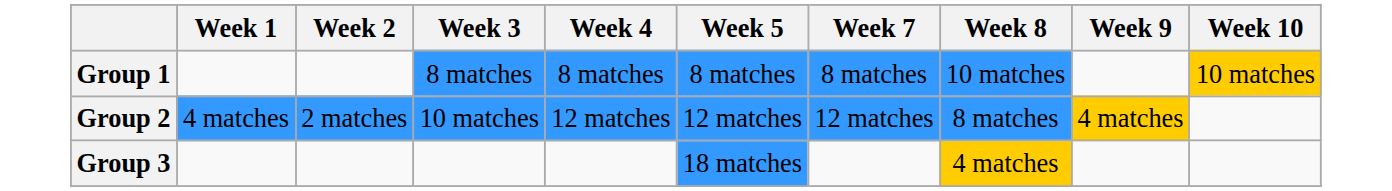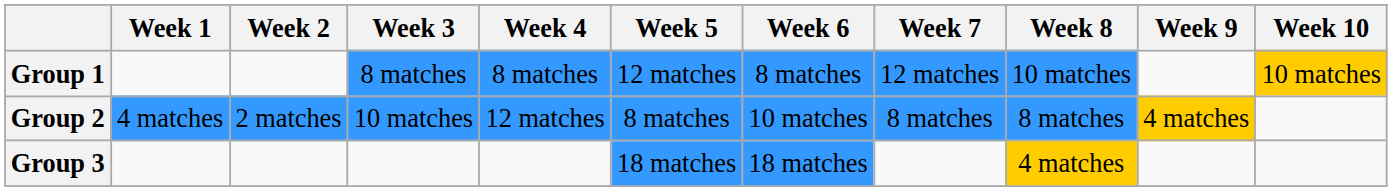+ column: (808, 28)
(742, 73) 8 matches -> (677, 73) 12 matches
(874, 73) 8 matches -> (940, 73) 12 matches
(742, 118) 12 matches -> (677, 118) 8 matches
(874, 118) 12 matches -> (940, 118) 8 matches
